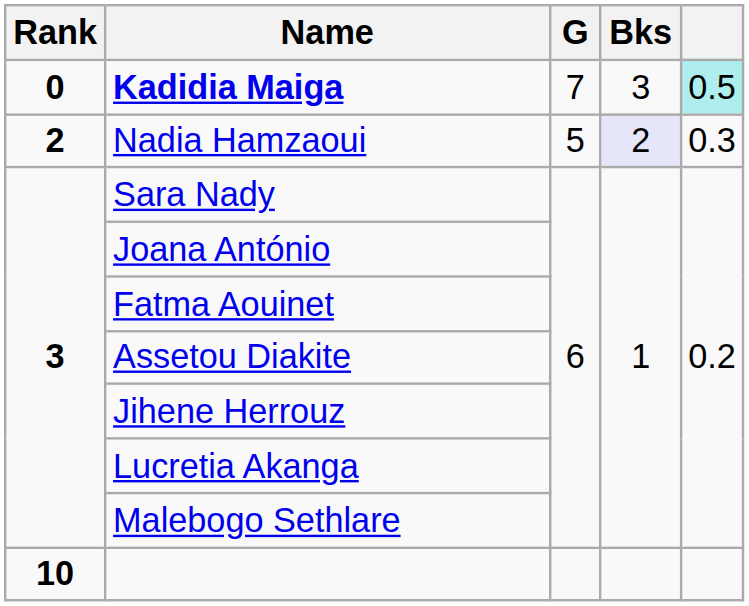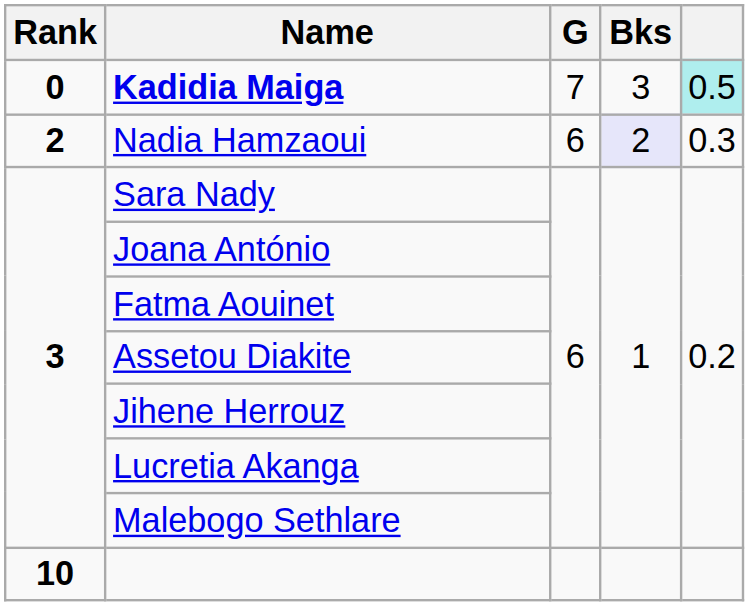(575, 141) 5 -> (575, 141) 6
